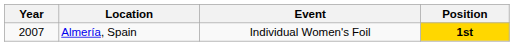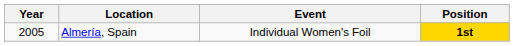(31, 32) 2007 -> (31, 32) 2005
